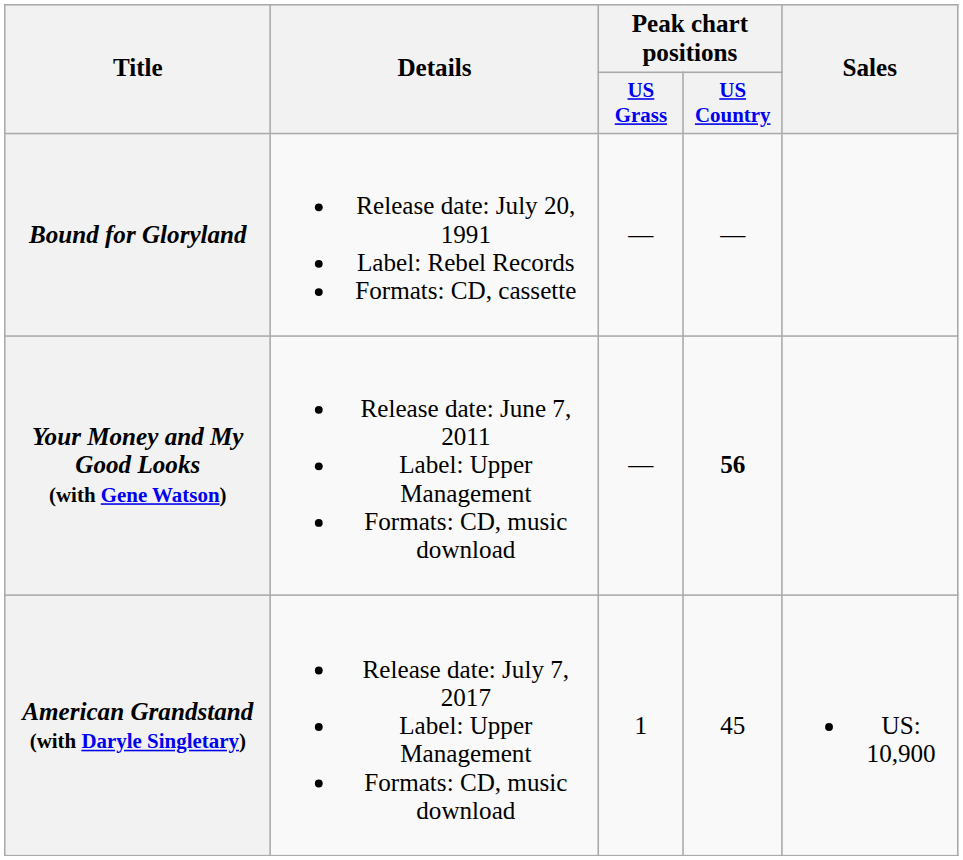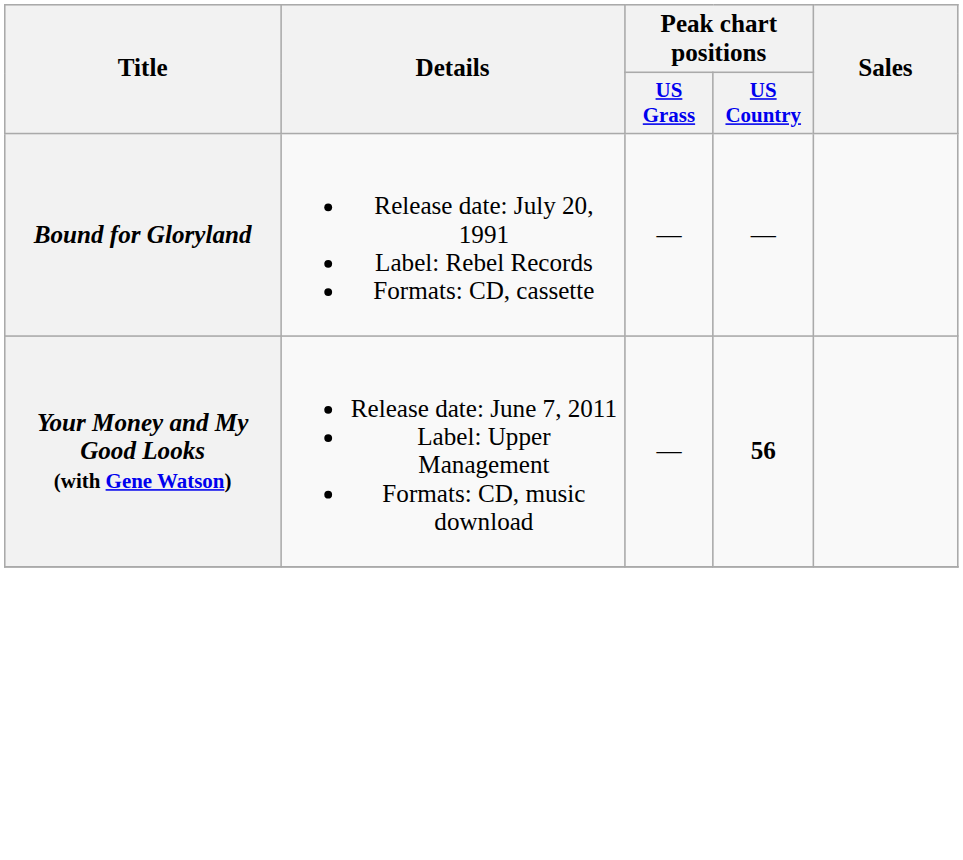- row: (138, 725)
